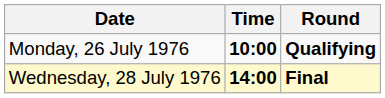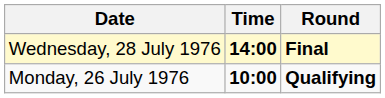rows swapped: (99, 48) <-> (115, 78)
